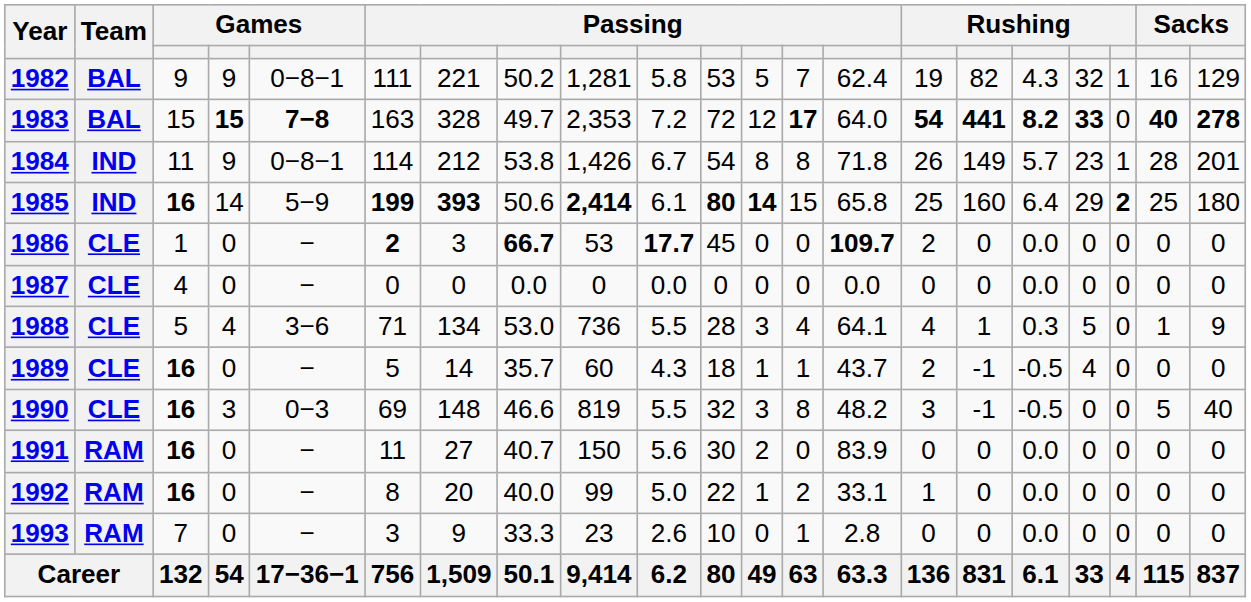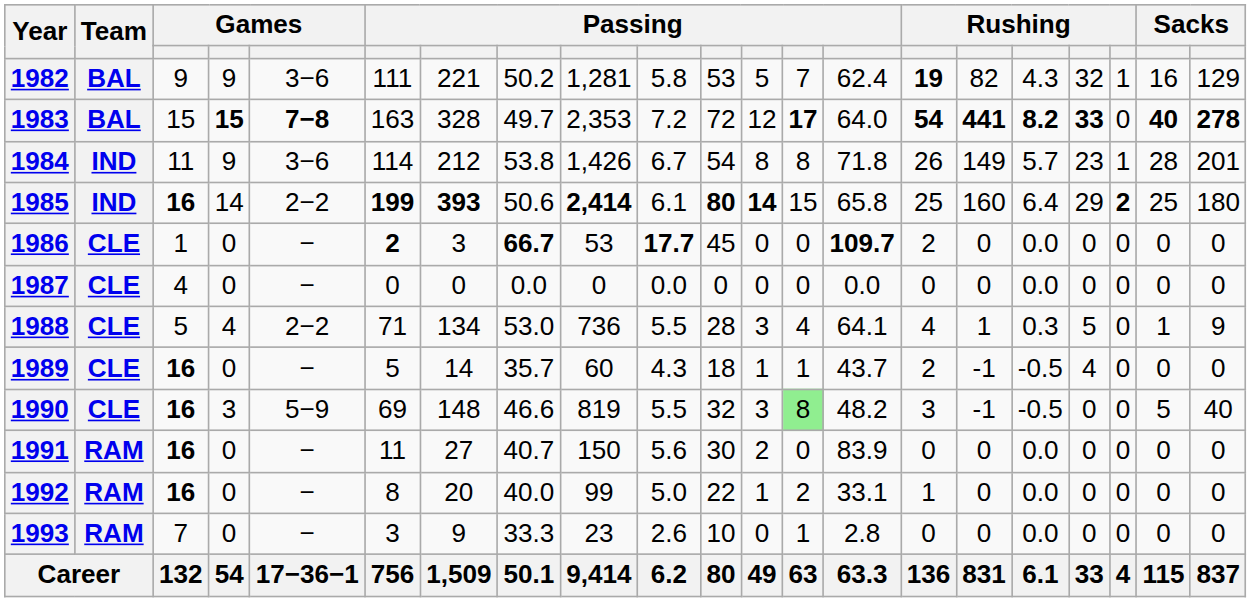(307, 78) 0−8−1 -> (307, 78) 3−6
(929, 78) normal -> (929, 78) bold
(307, 161) 0−8−1 -> (307, 161) 3−6
(307, 202) 5−9 -> (307, 202) 2−2
(307, 326) 3−6 -> (307, 326) 2−2
(307, 409) 0−3 -> (307, 409) 5−9
(803, 409) no background -> (803, 409) lightgreen background
